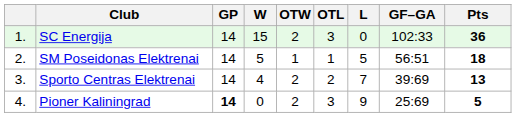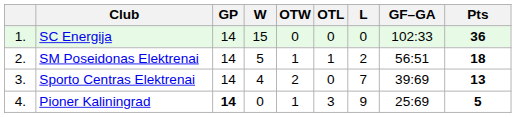(295, 36) 2 -> (295, 36) 0
(331, 36) 3 -> (331, 36) 0
(363, 58) 5 -> (363, 58) 2
(331, 79) 2 -> (331, 79) 0
(295, 101) 2 -> (295, 101) 1
